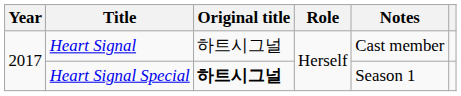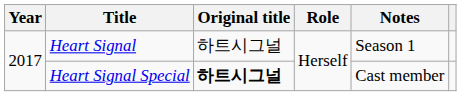(400, 46) Cast member -> (385, 46) Season 1
(385, 75) Season 1 -> (400, 75) Cast member
